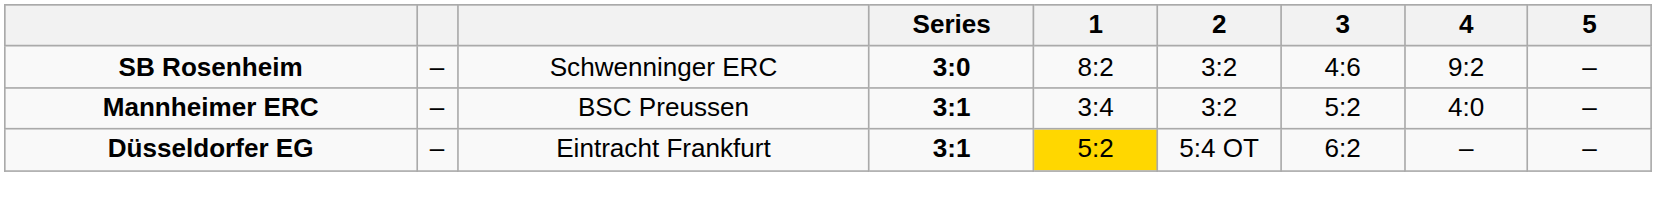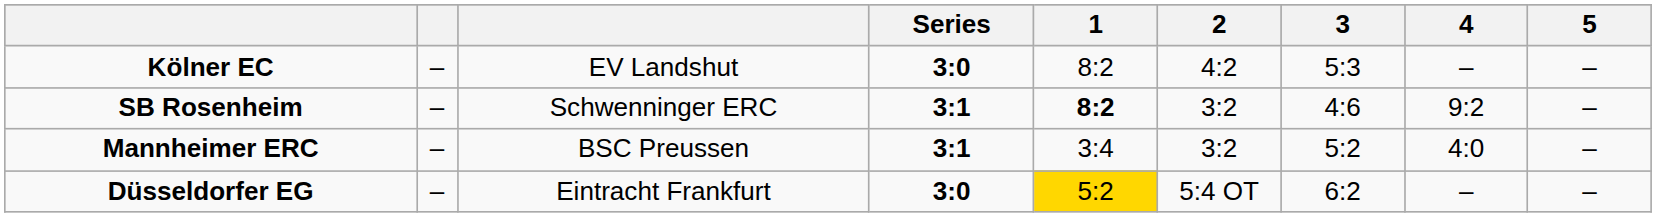+ row: (211, 66)
(952, 66) 3:0 -> (952, 107) 3:1
(1096, 66) normal -> (1096, 107) bold
(952, 149) 3:1 -> (952, 190) 3:0
